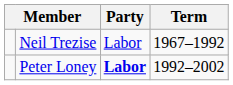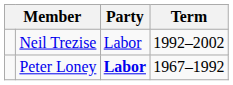(189, 42) 1967–1992 -> (189, 42) 1992–2002
(189, 67) 1992–2002 -> (189, 67) 1967–1992
